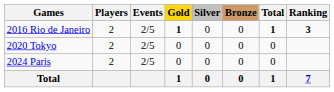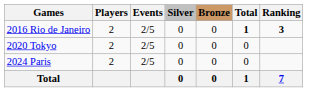- column: (179, 12)
